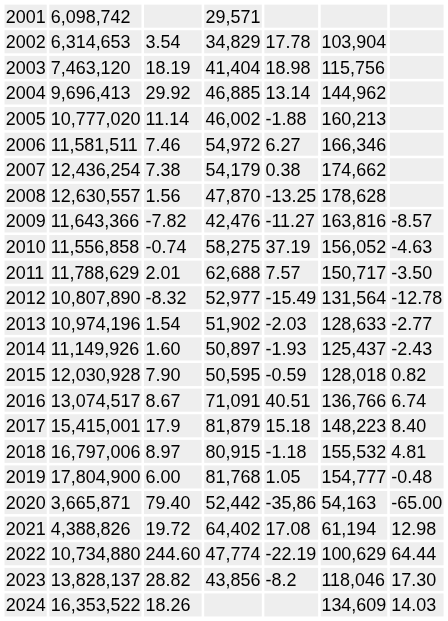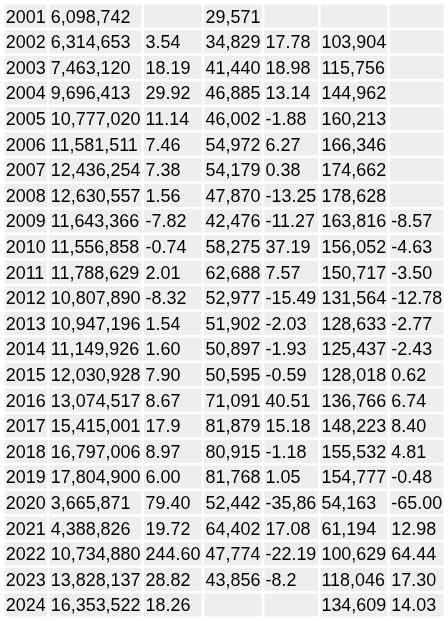(233, 67) 41,404 -> (233, 67) 41,440
(96, 323) 10,974,196 -> (96, 323) 10,947,196
(409, 375) 0.82 -> (409, 375) 0.62
